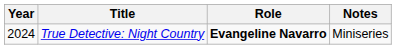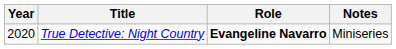(21, 34) 2024 -> (21, 34) 2020
